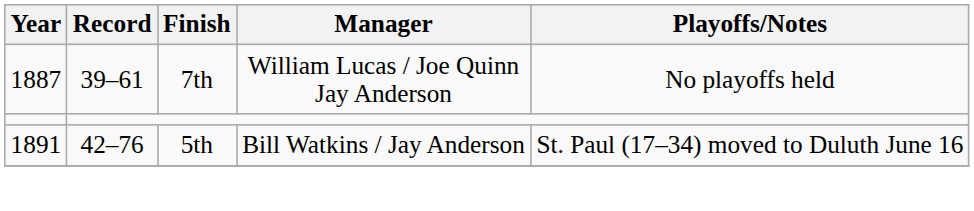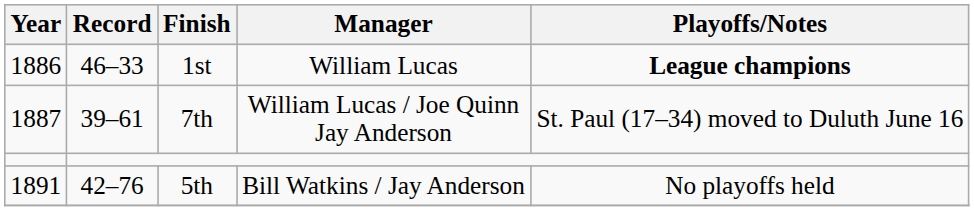+ row: (197, 64)
(750, 78) No playoffs held -> (750, 118) St. Paul (17–34) moved to Duluth June 16
(750, 144) St. Paul (17–34) moved to Duluth June 16 -> (750, 184) No playoffs held
